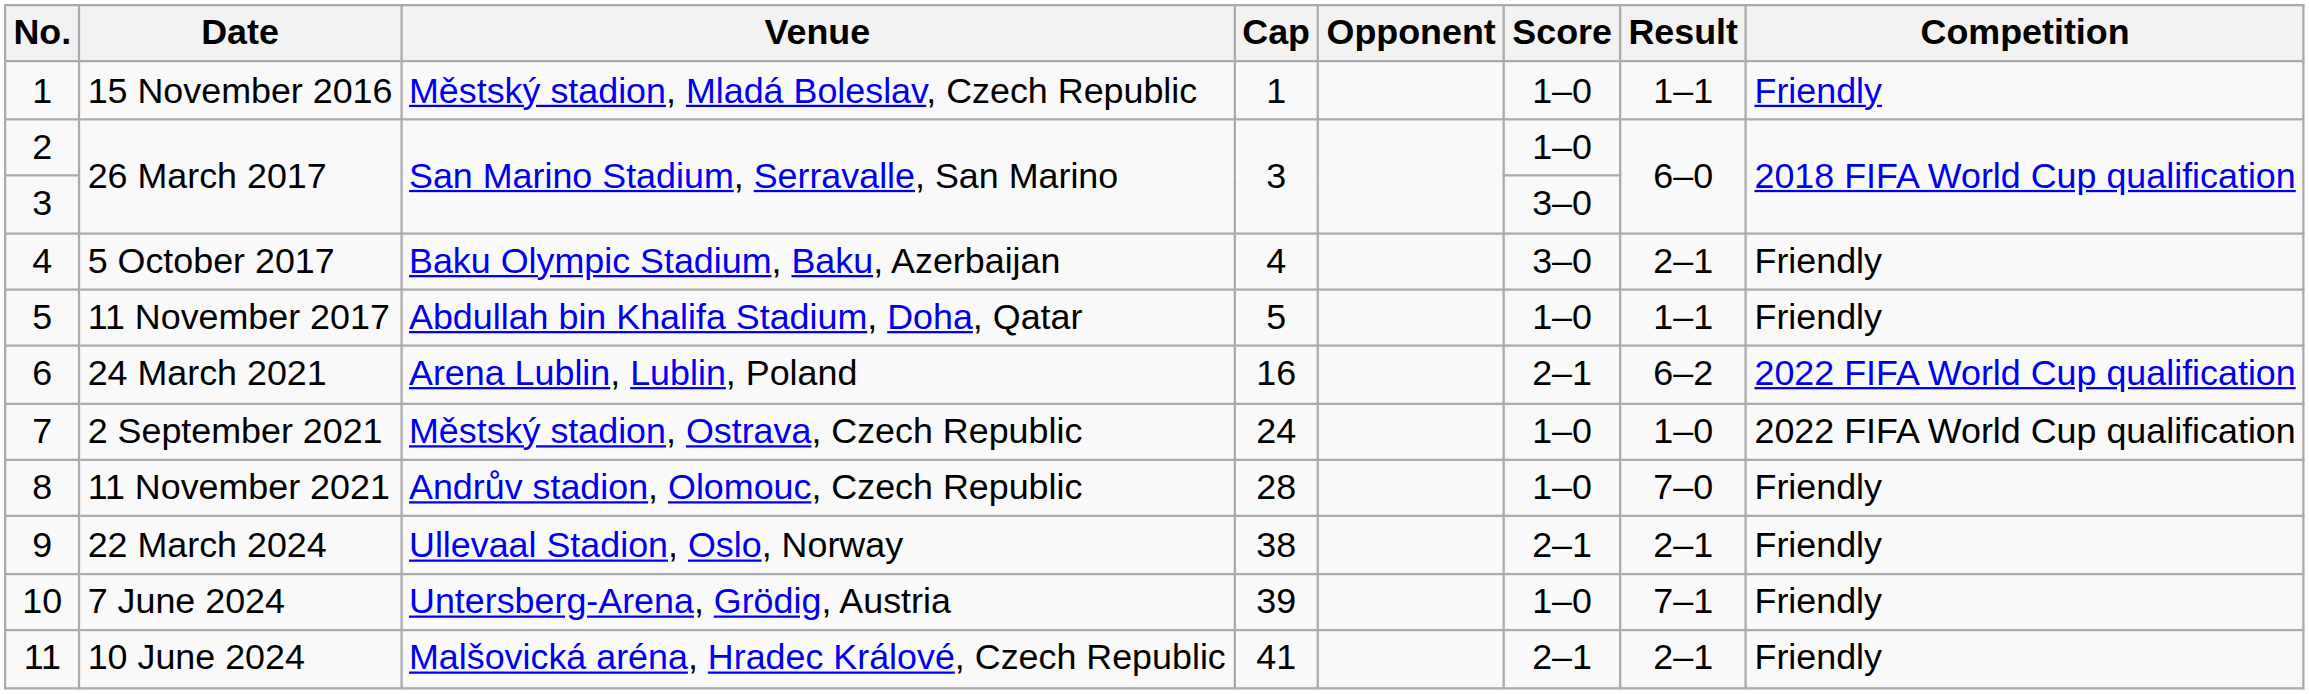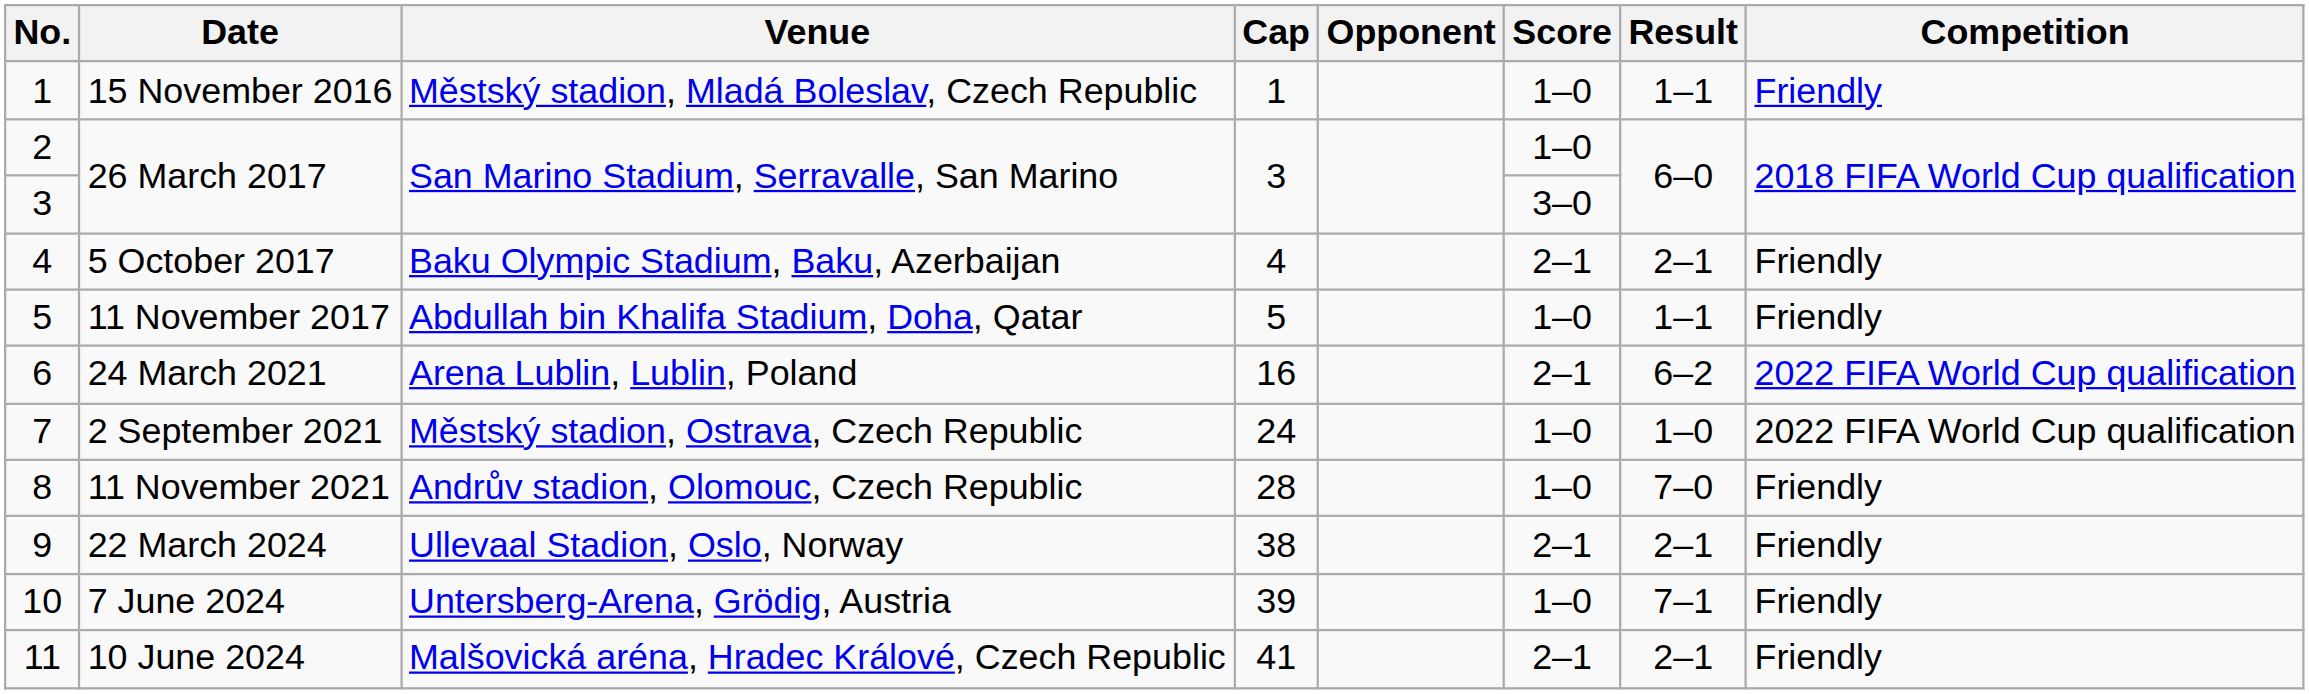(1562, 260) 3–0 -> (1562, 260) 2–1
